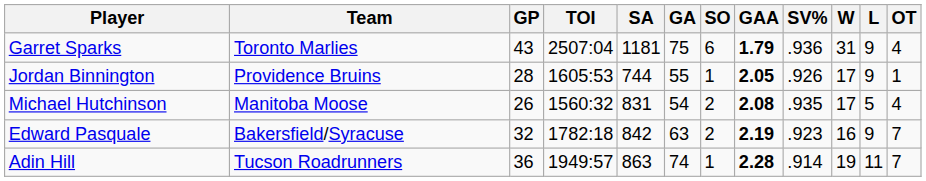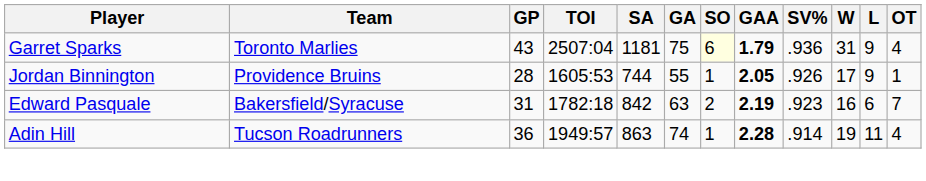(709, 47) no background -> (709, 47) lightyellow background
- row: (88, 104)
(524, 133) 32 -> (524, 104) 31
(869, 133) 9 -> (869, 104) 6
(896, 162) 7 -> (896, 133) 4
